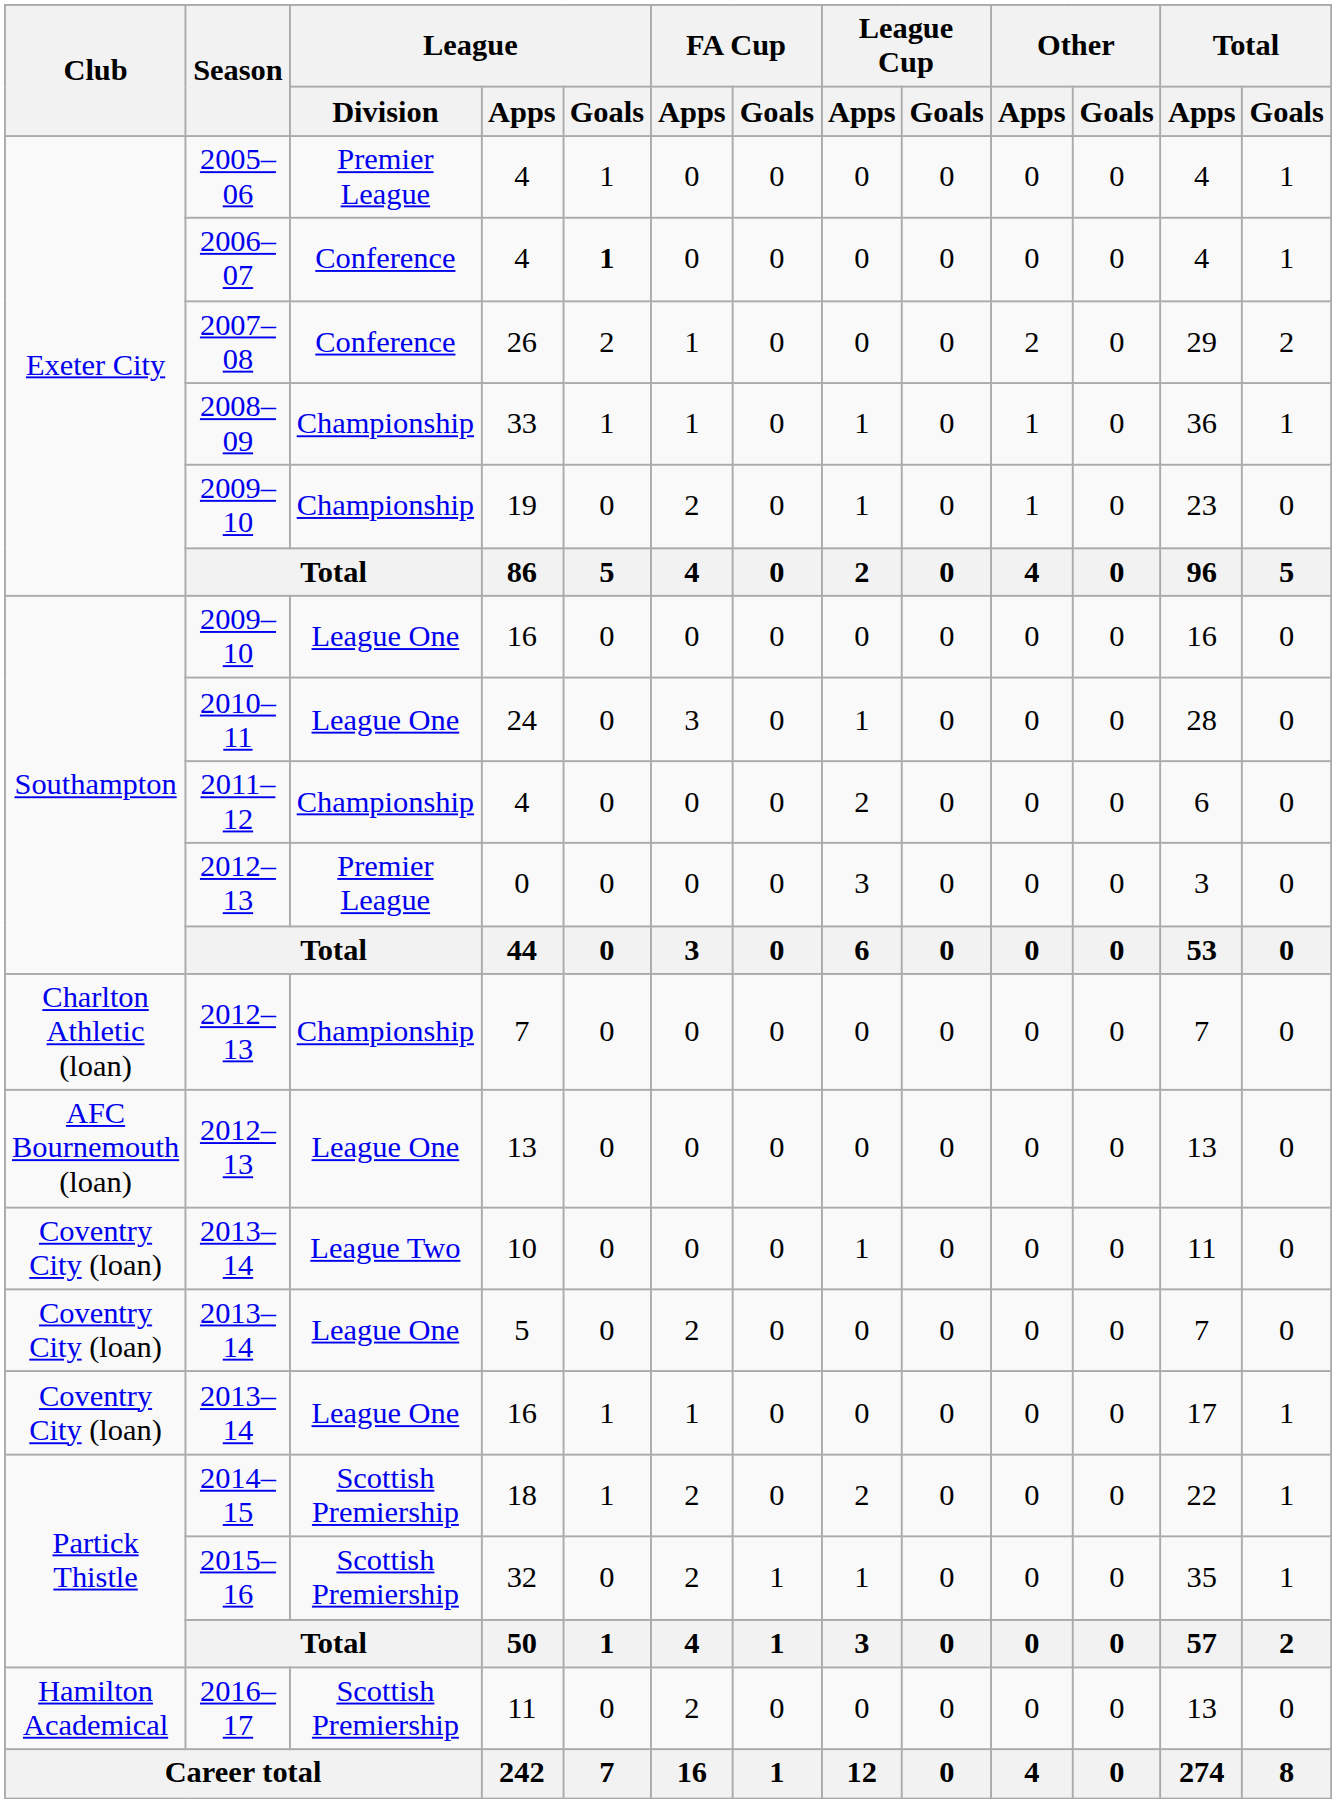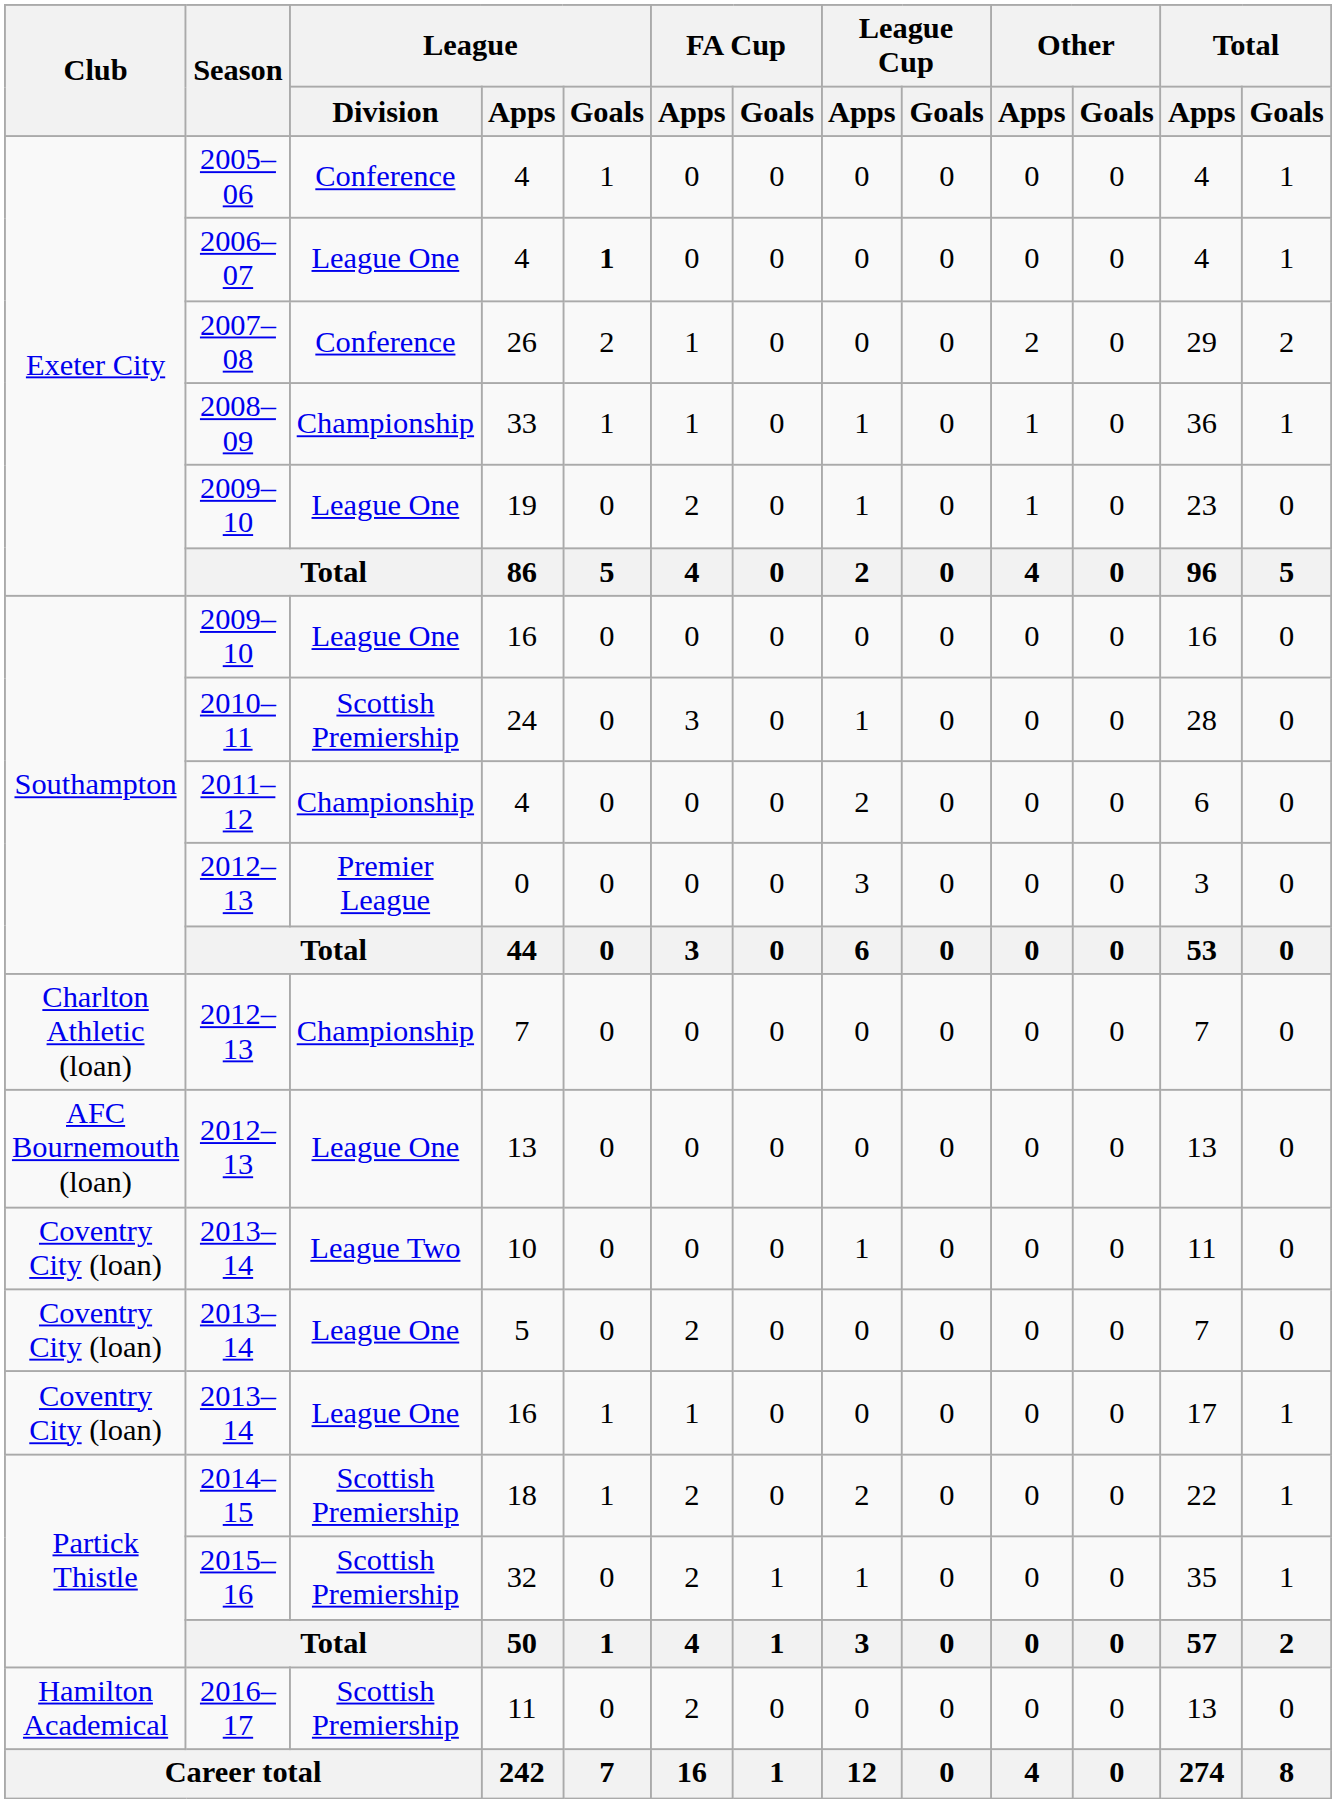(385, 176) Premier League -> (385, 176) Conference
(385, 258) Conference -> (385, 258) League One
(385, 505) Championship -> (385, 505) League One
(385, 719) League One -> (385, 719) Scottish Premiership
